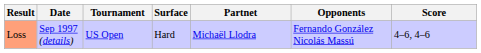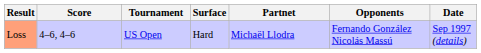columns swapped: (60, 12) <-> (434, 12)
